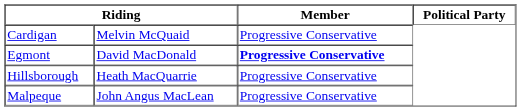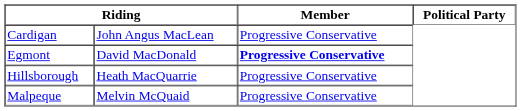(143, 35) Melvin McQuaid -> (155, 35) John Angus MacLean
(155, 95) John Angus MacLean -> (143, 95) Melvin McQuaid
